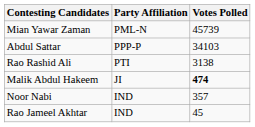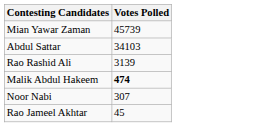- column: (151, 12)
(203, 63) 3138 -> (125, 63) 3139
(200, 96) 357 -> (122, 96) 307
